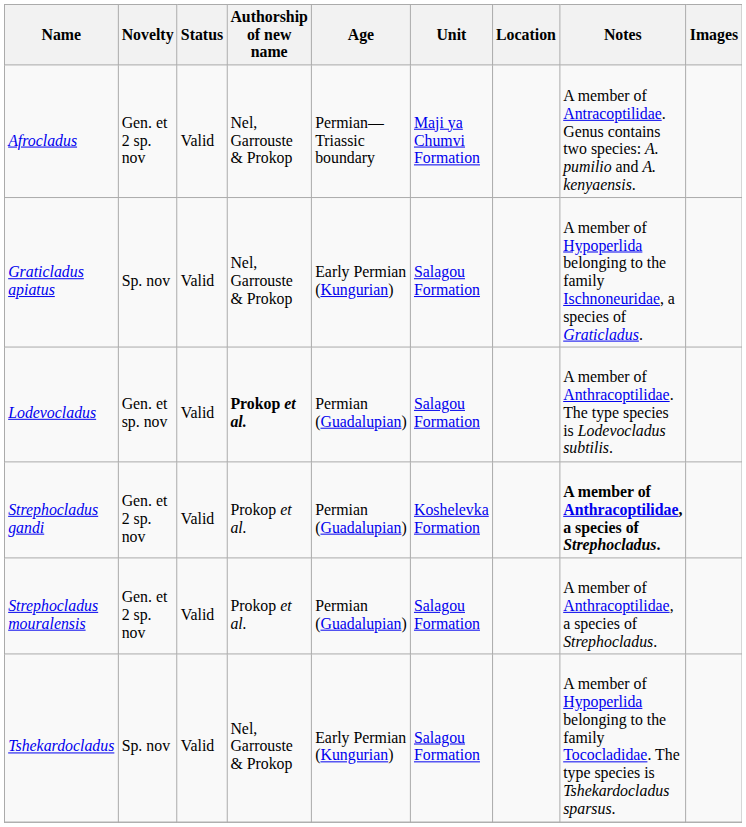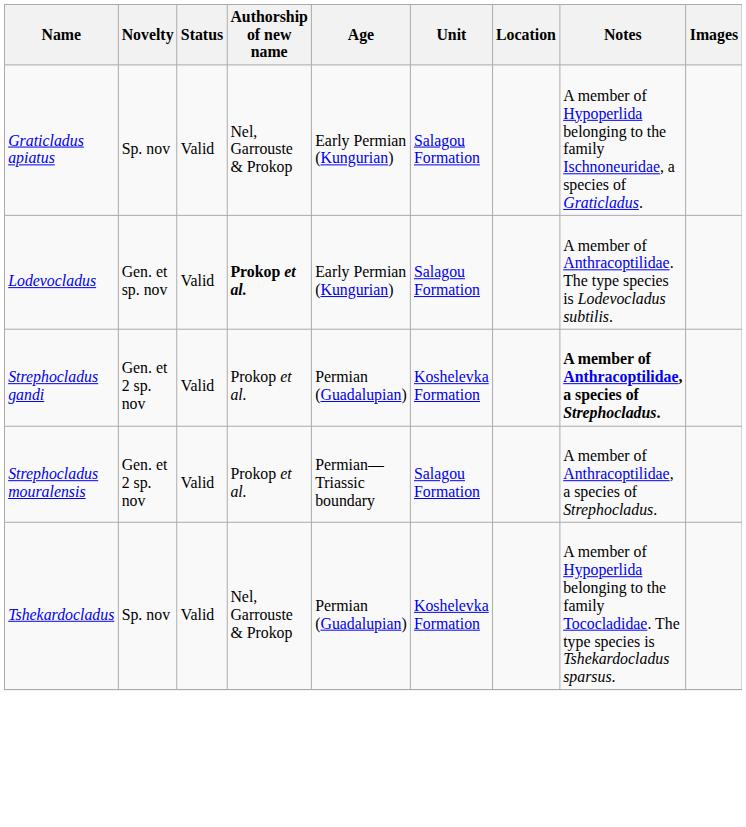- row: (43, 140)
(361, 413) Permian (Guadalupian) -> (361, 281) Early Permian (Kungurian)
(361, 614) Permian (Guadalupian) -> (350, 482) Permian—Triassic boundary
(361, 746) Early Permian (Kungurian) -> (361, 614) Permian (Guadalupian)
(447, 746) Salagou Formation -> (451, 614) Koshelevka Formation
